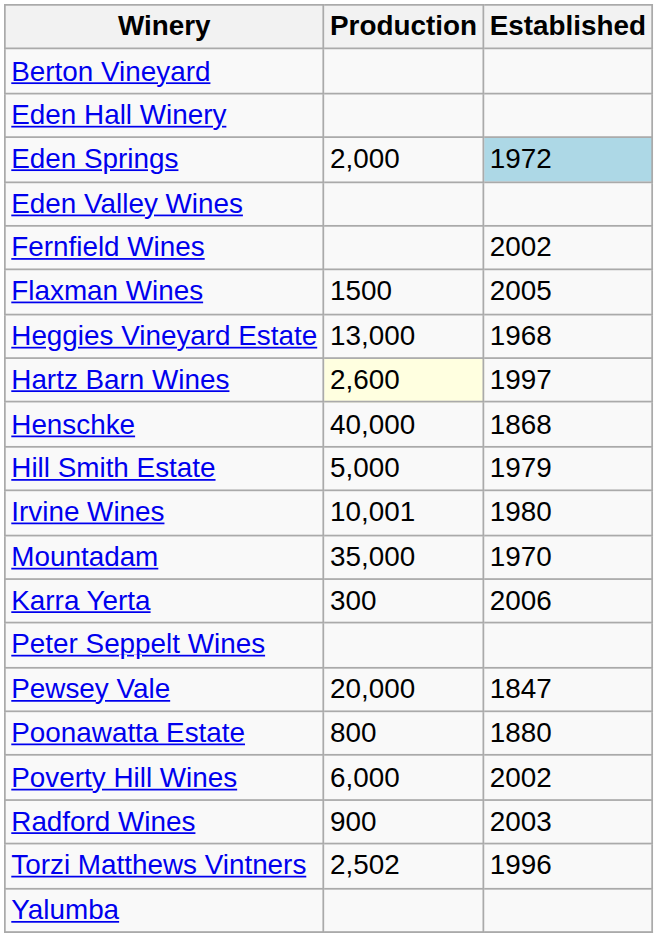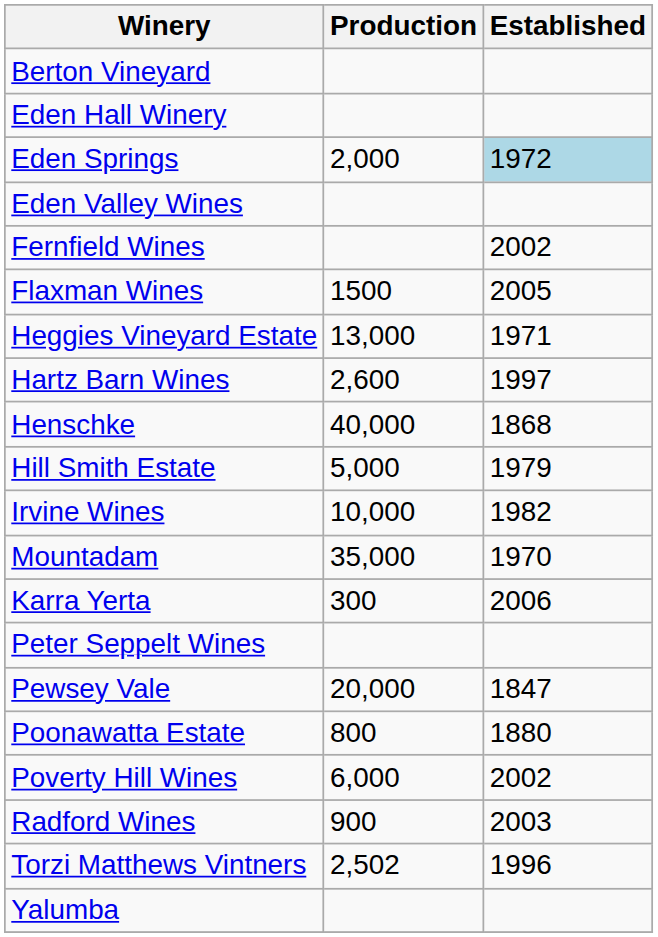(521, 335) 1968 -> (521, 335) 1971
(365, 379) lightyellow background -> (365, 379) no background
(373, 512) 10,001 -> (373, 512) 10,000
(521, 512) 1980 -> (521, 512) 1982
